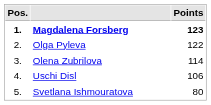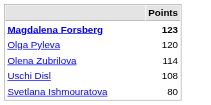- column: (18, 13)
(195, 45) 122 -> (170, 45) 120
(195, 76) 106 -> (170, 76) 108
